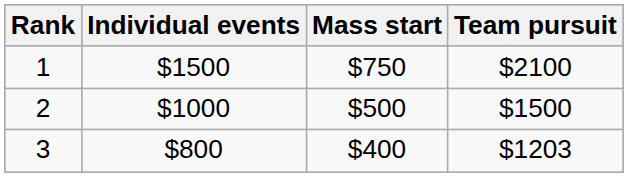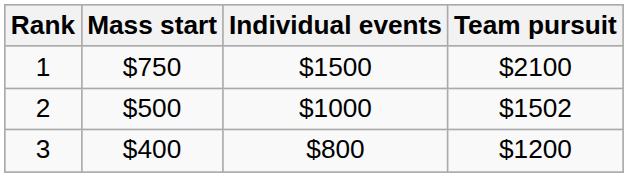columns swapped: (194, 25) <-> (377, 25)
(535, 108) $1500 -> (535, 108) $1502
(535, 150) $1203 -> (535, 150) $1200
